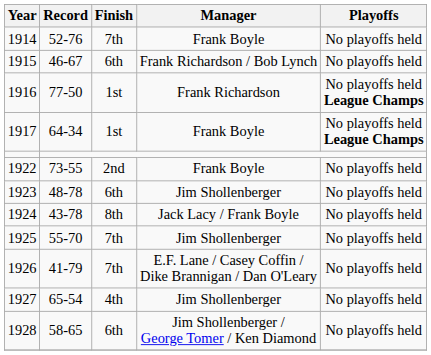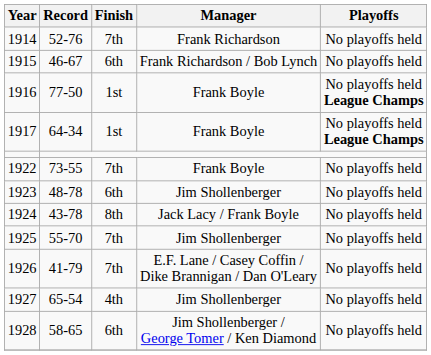(228, 38) Frank Boyle -> (228, 38) Frank Richardson
(228, 92) Frank Richardson -> (228, 92) Frank Boyle
(114, 169) 2nd -> (114, 169) 7th
